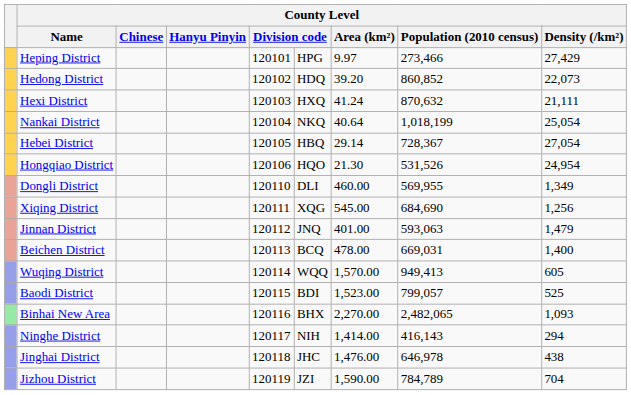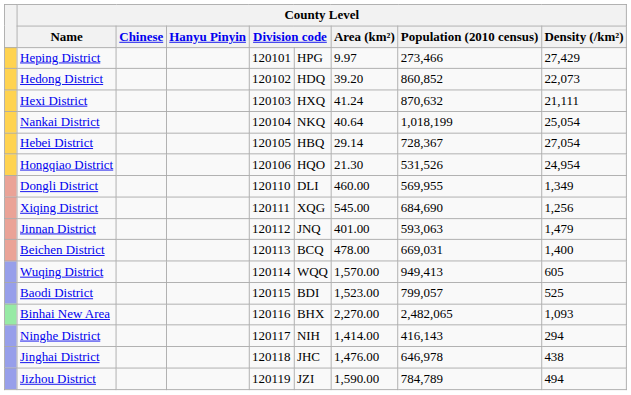(554, 378) 704 -> (554, 378) 494
